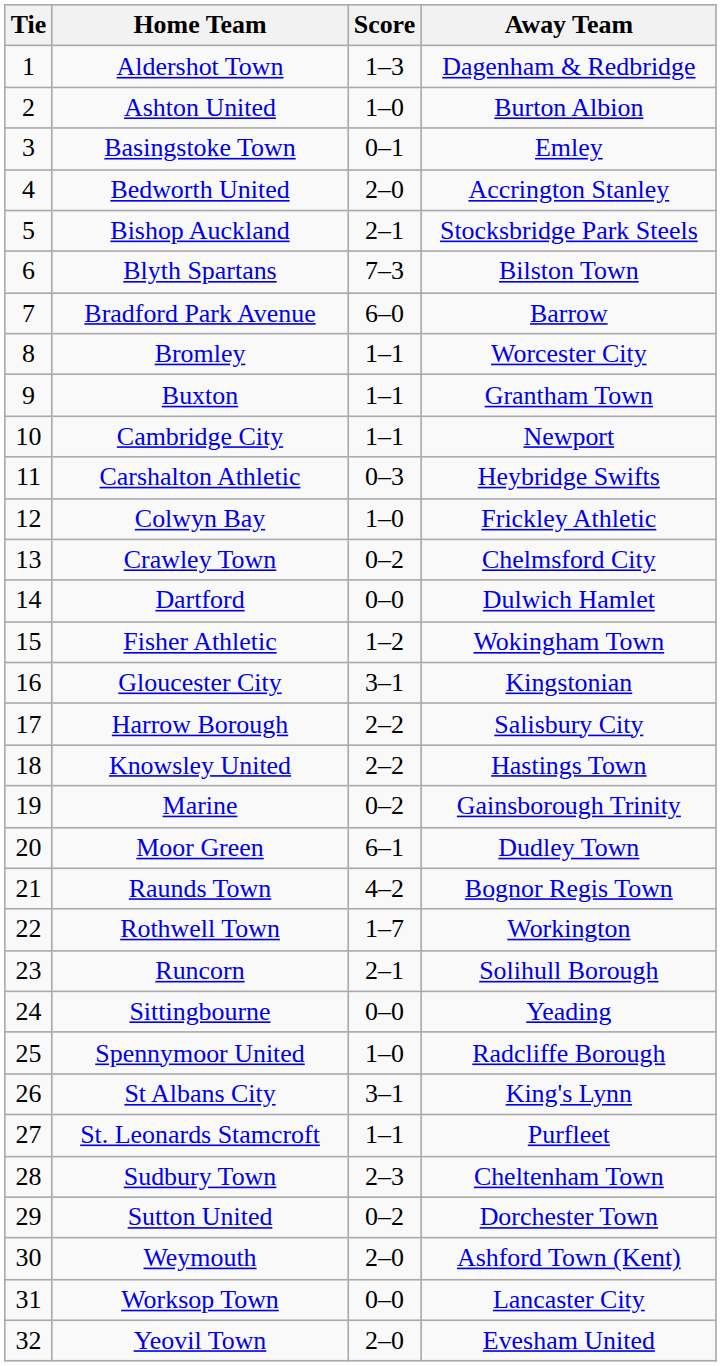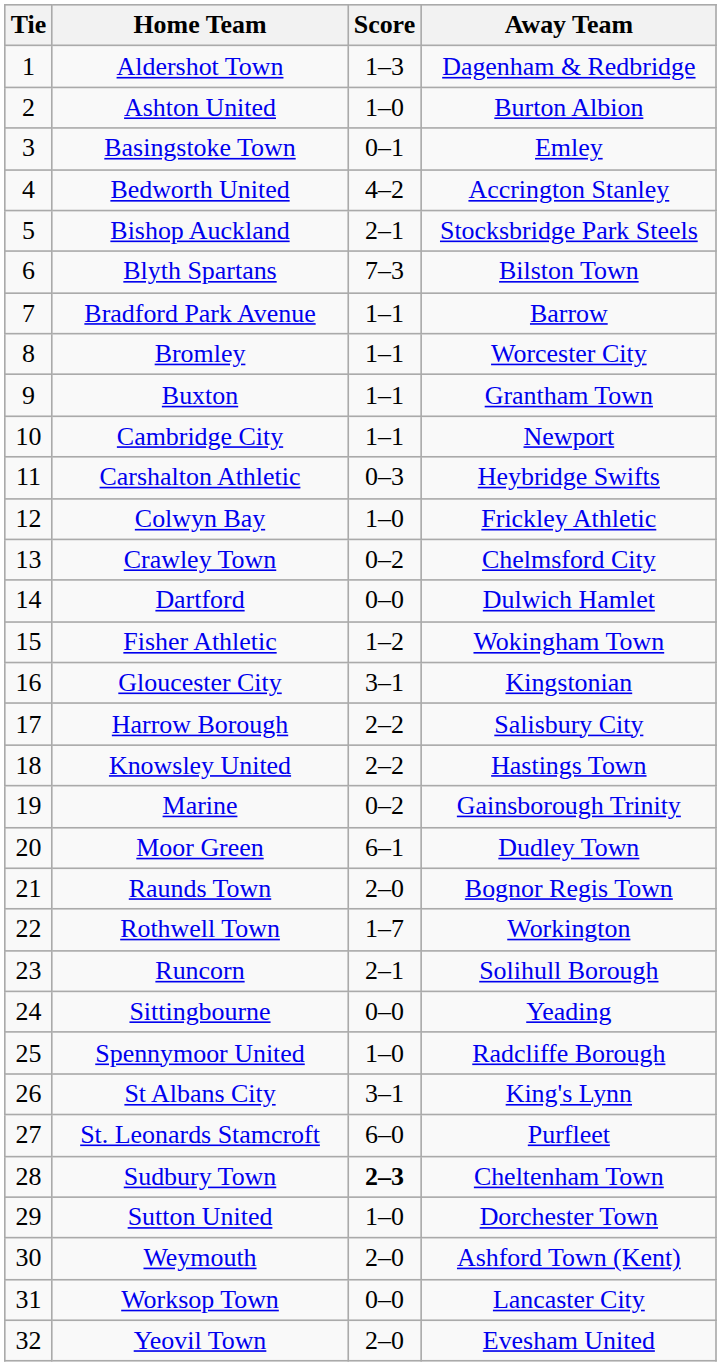(384, 189) 2–0 -> (384, 189) 4–2
(384, 312) 6–0 -> (384, 312) 1–1
(384, 888) 4–2 -> (384, 888) 2–0
(384, 1134) 1–1 -> (384, 1134) 6–0
(384, 1176) normal -> (384, 1176) bold
(384, 1217) 0–2 -> (384, 1217) 1–0
